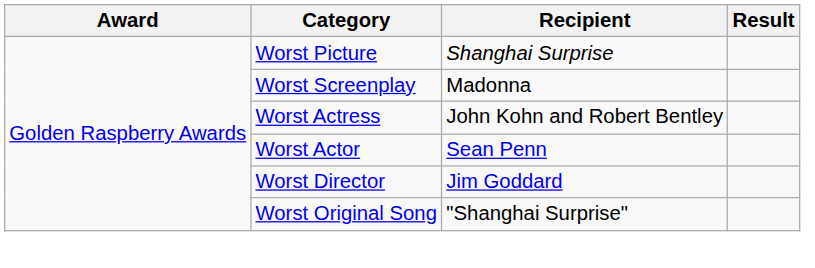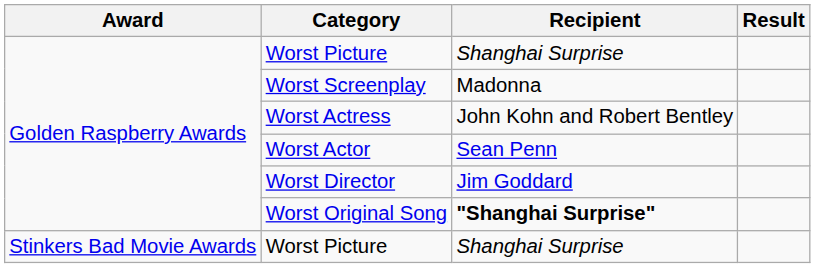(537, 213) normal -> (556, 213) bold
+ row: (133, 246)
